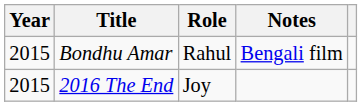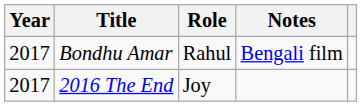(30, 52) 2015 -> (30, 52) 2017
(30, 85) 2015 -> (30, 85) 2017
